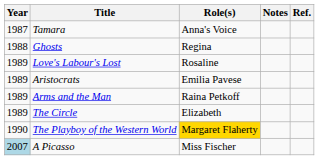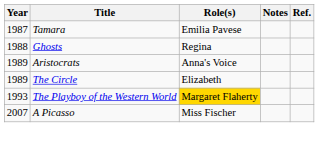(209, 29) Anna's Voice -> (211, 29) Emilia Pavese
- row: (77, 63)
(211, 79) Emilia Pavese -> (209, 63) Anna's Voice
- row: (72, 96)
(17, 130) 1990 -> (17, 96) 1993
(17, 146) lightblue background -> (17, 113) no background
